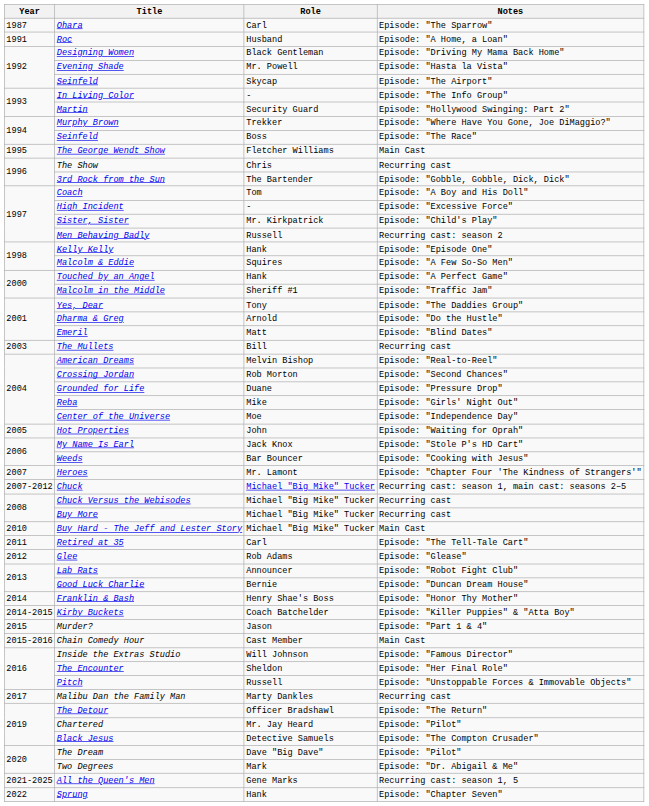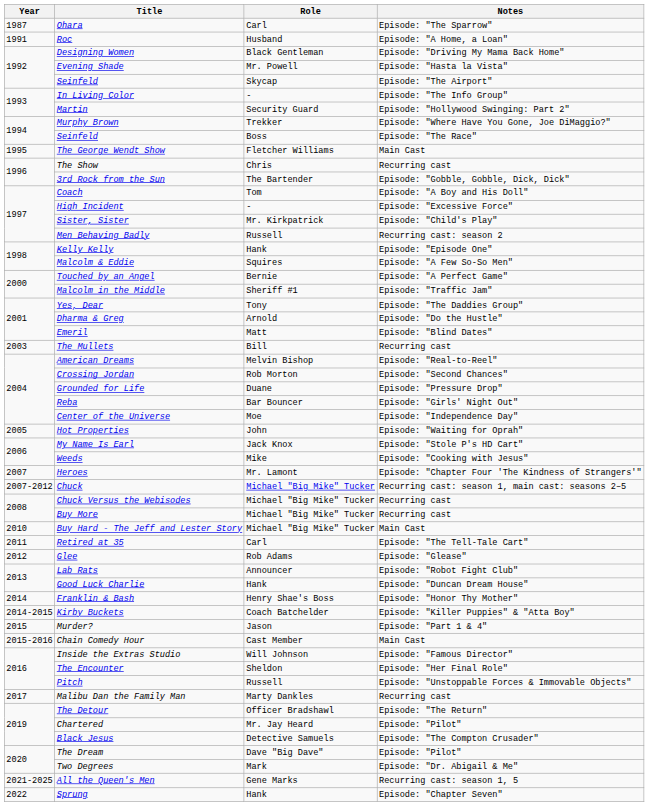(257, 277) Hank -> (262, 277) Bernie
(257, 403) Mike -> (275, 403) Bar Bouncer
(275, 459) Bar Bouncer -> (257, 459) Mike
(262, 585) Bernie -> (257, 585) Hank
